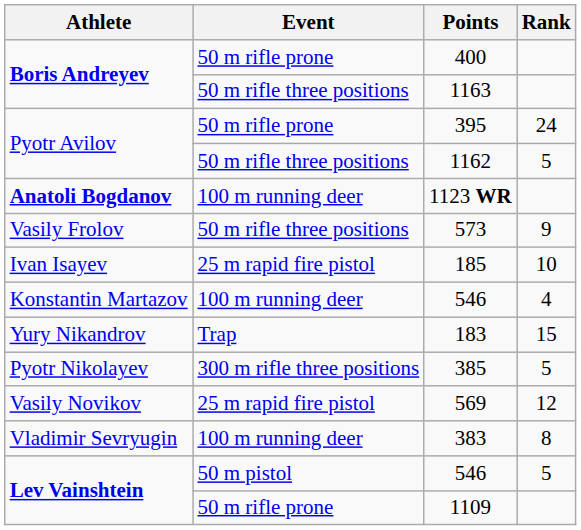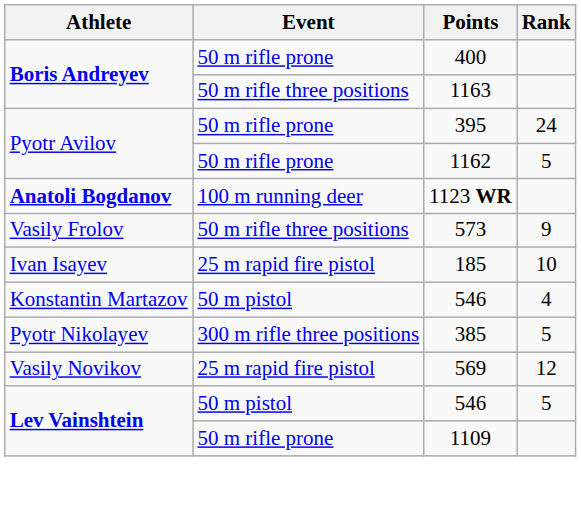(303, 160) 50 m rifle three positions -> (265, 160) 50 m rifle prone
(280, 299) 100 m running deer -> (245, 299) 50 m pistol
- row: (78, 334)
- row: (93, 438)
